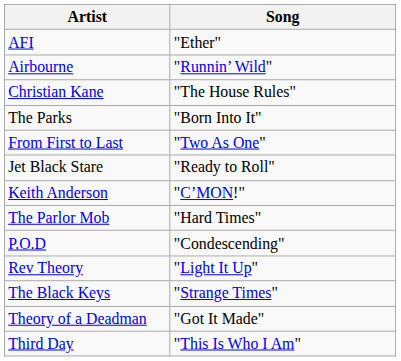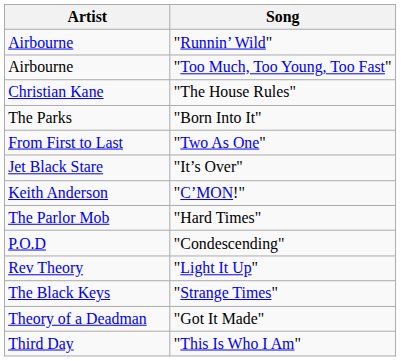- row: (197, 42)
+ row: (283, 67)
+ row: (208, 167)
- row: (224, 167)
